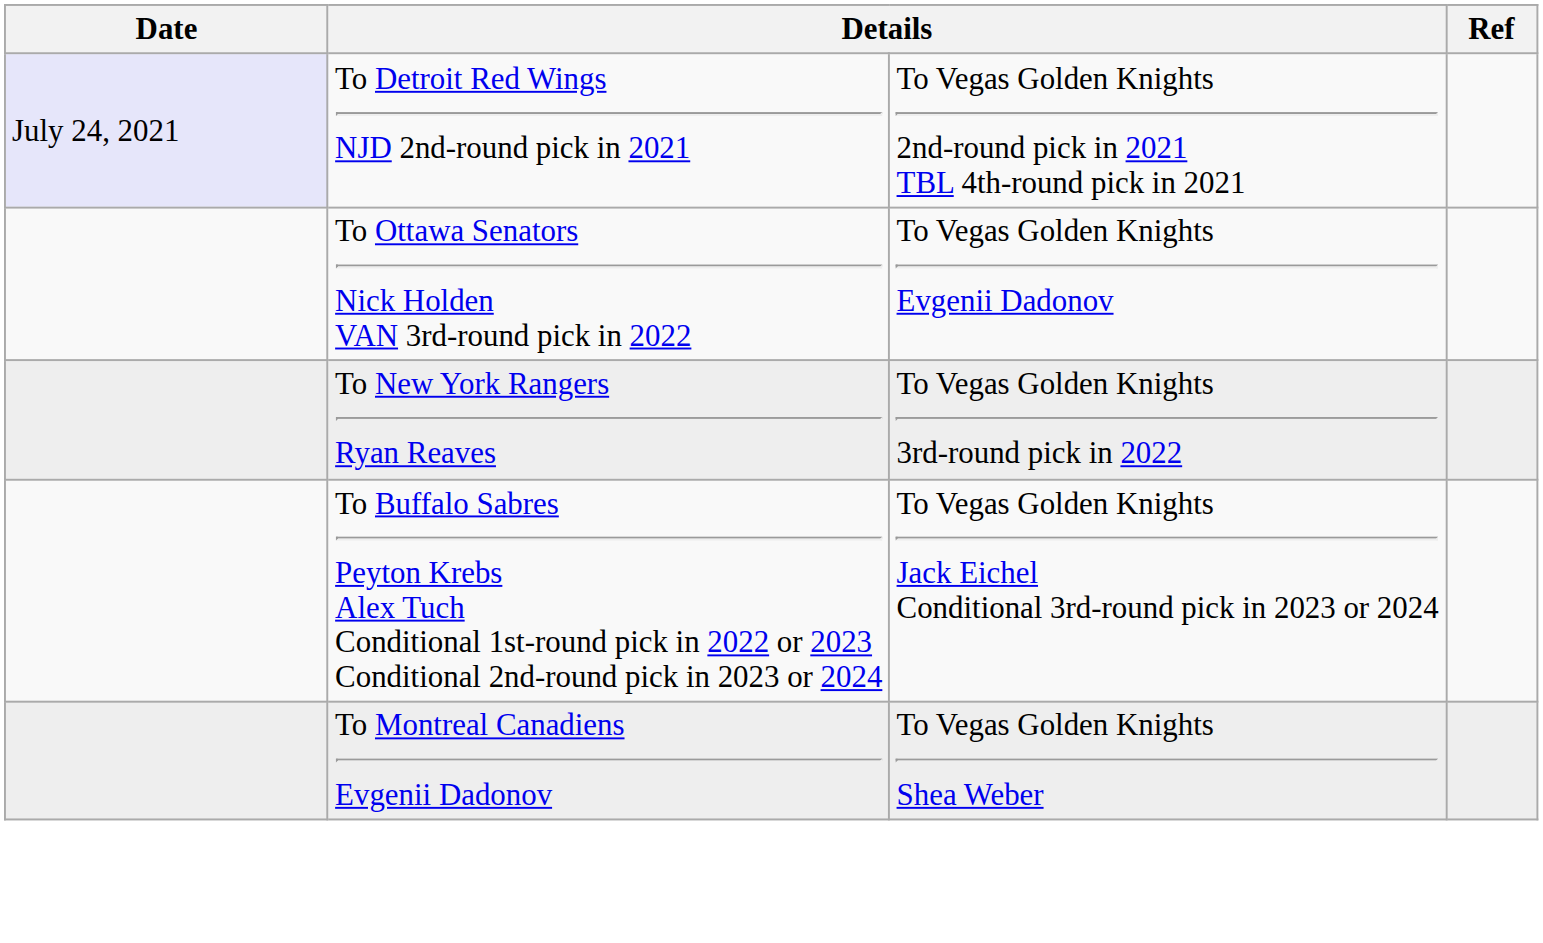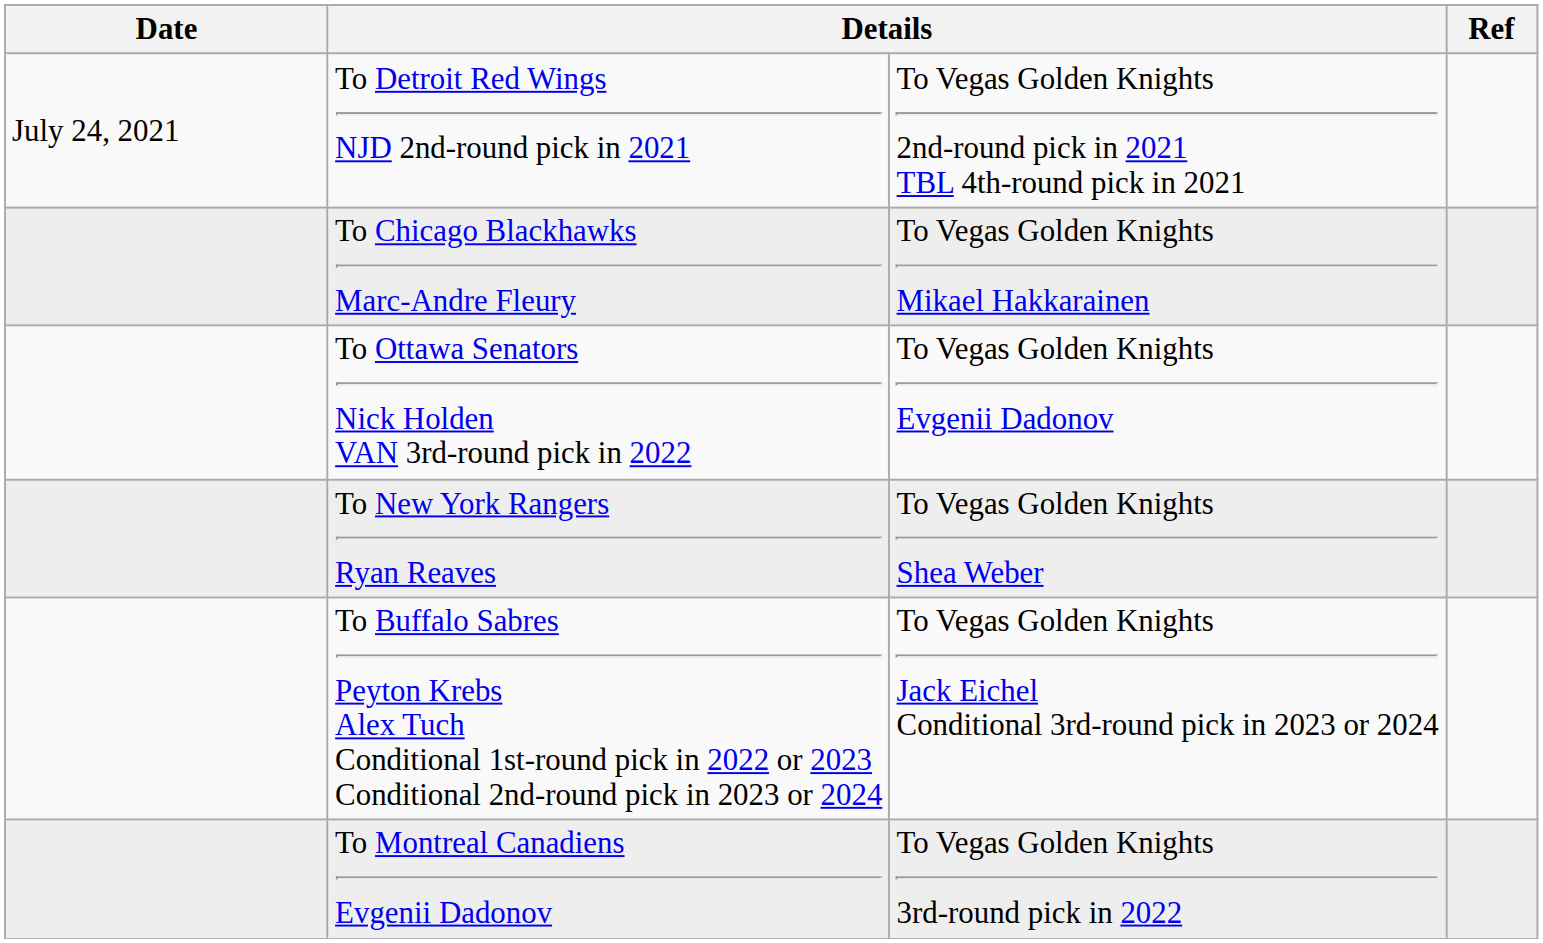(96, 130) lavender background -> (96, 130) no background
+ row: (609, 265)
(1168, 419) To Vegas Golden Knights 3rd-round pick in 2022 -> (1168, 537) To Vegas Golden Knights Shea Weber
(1168, 760) To Vegas Golden Knights Shea Weber -> (1168, 878) To Vegas Golden Knights 3rd-round pick in 2022
